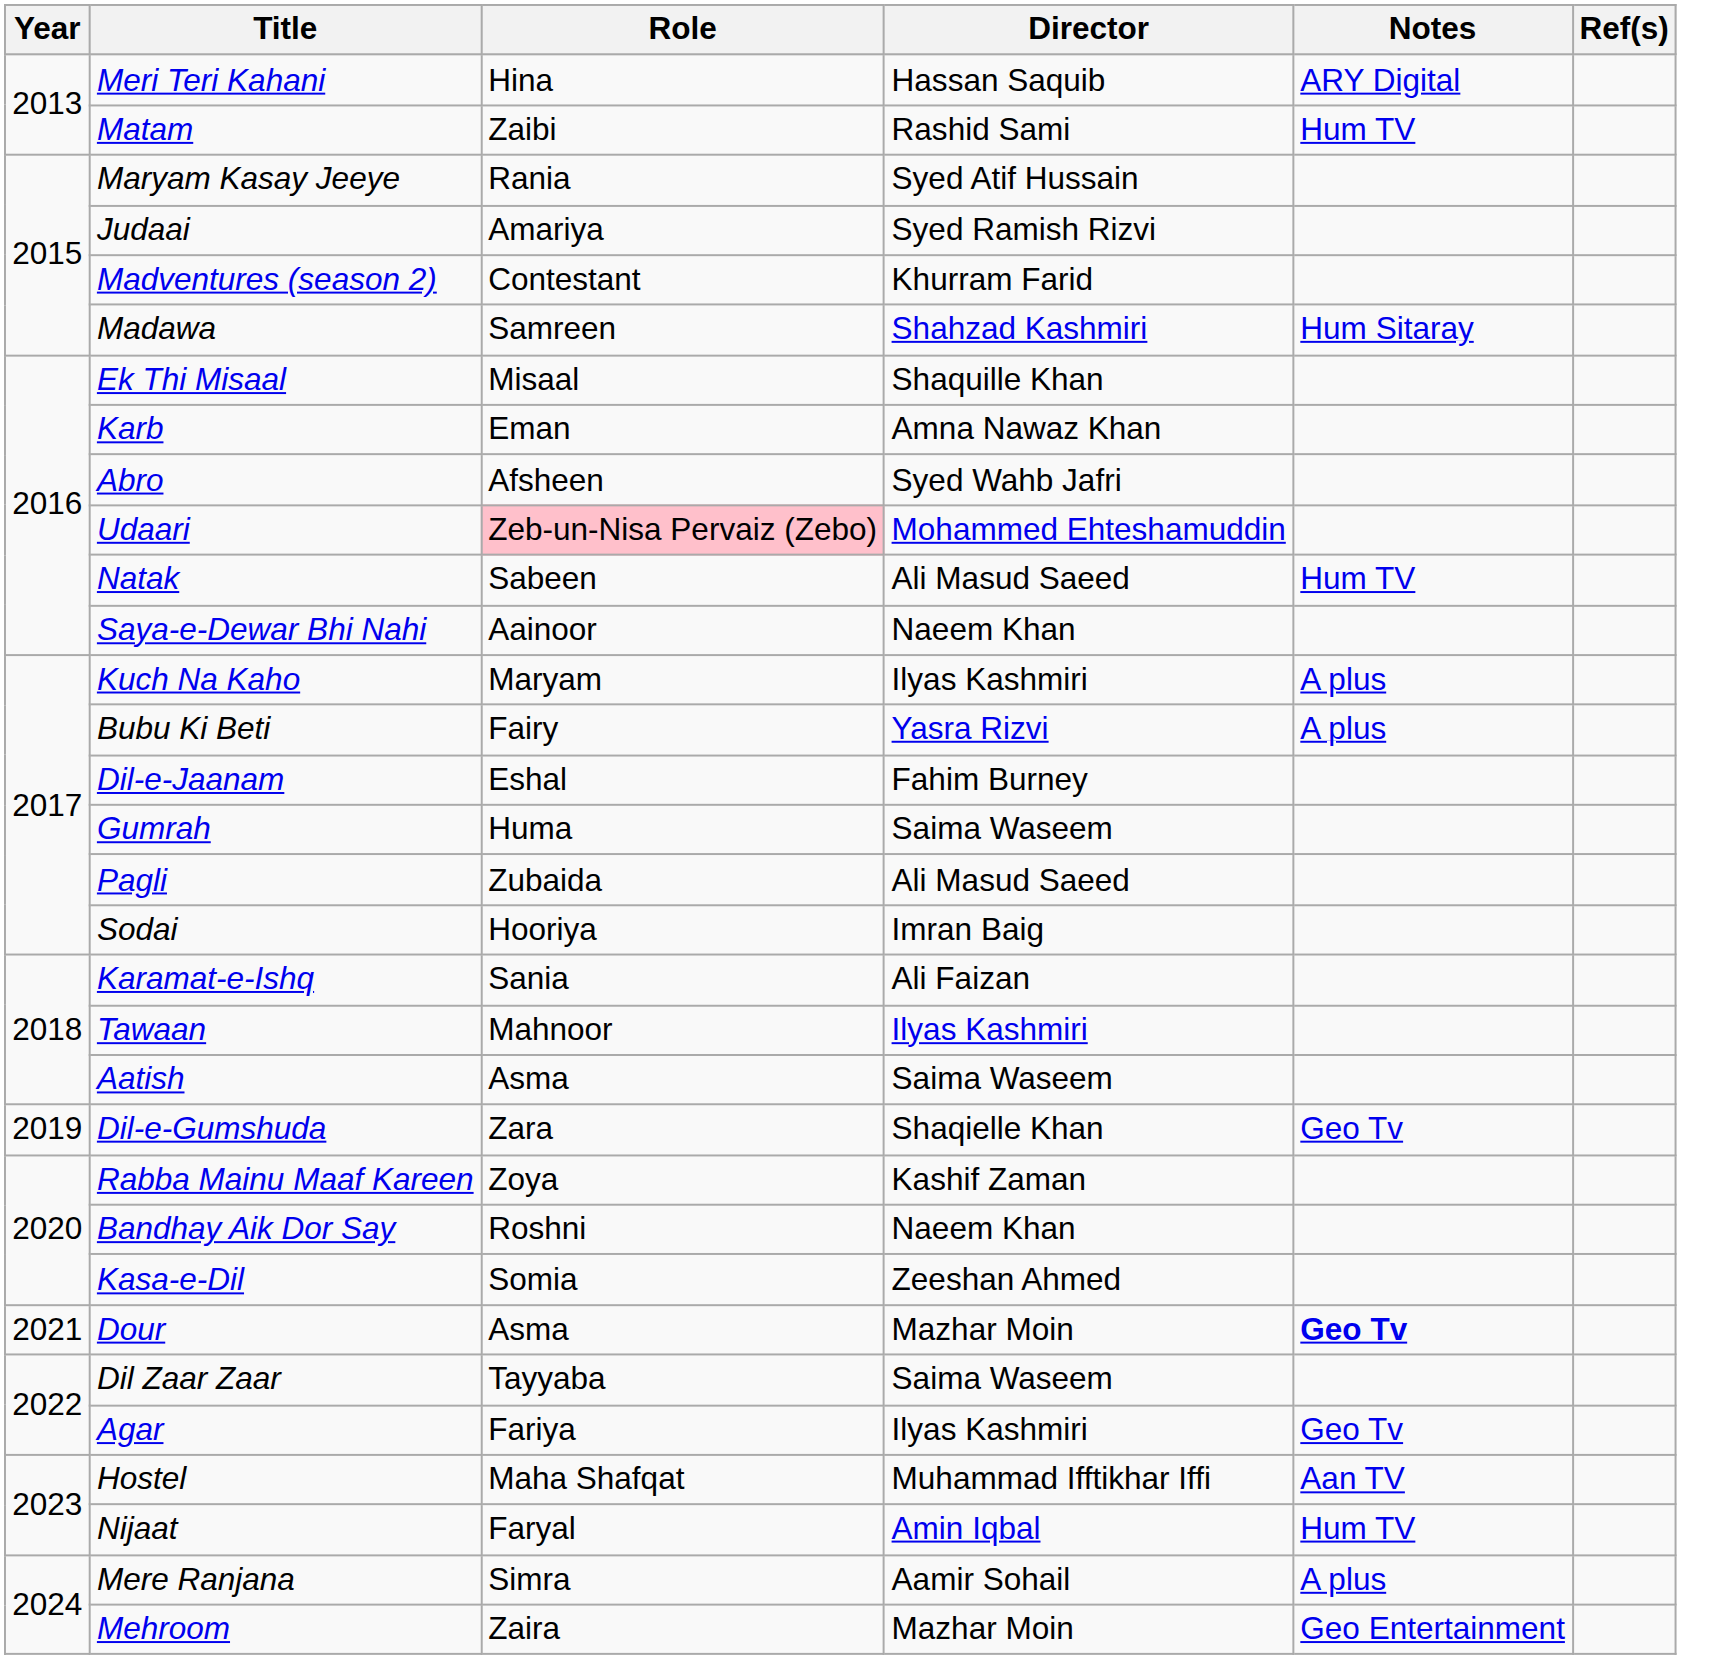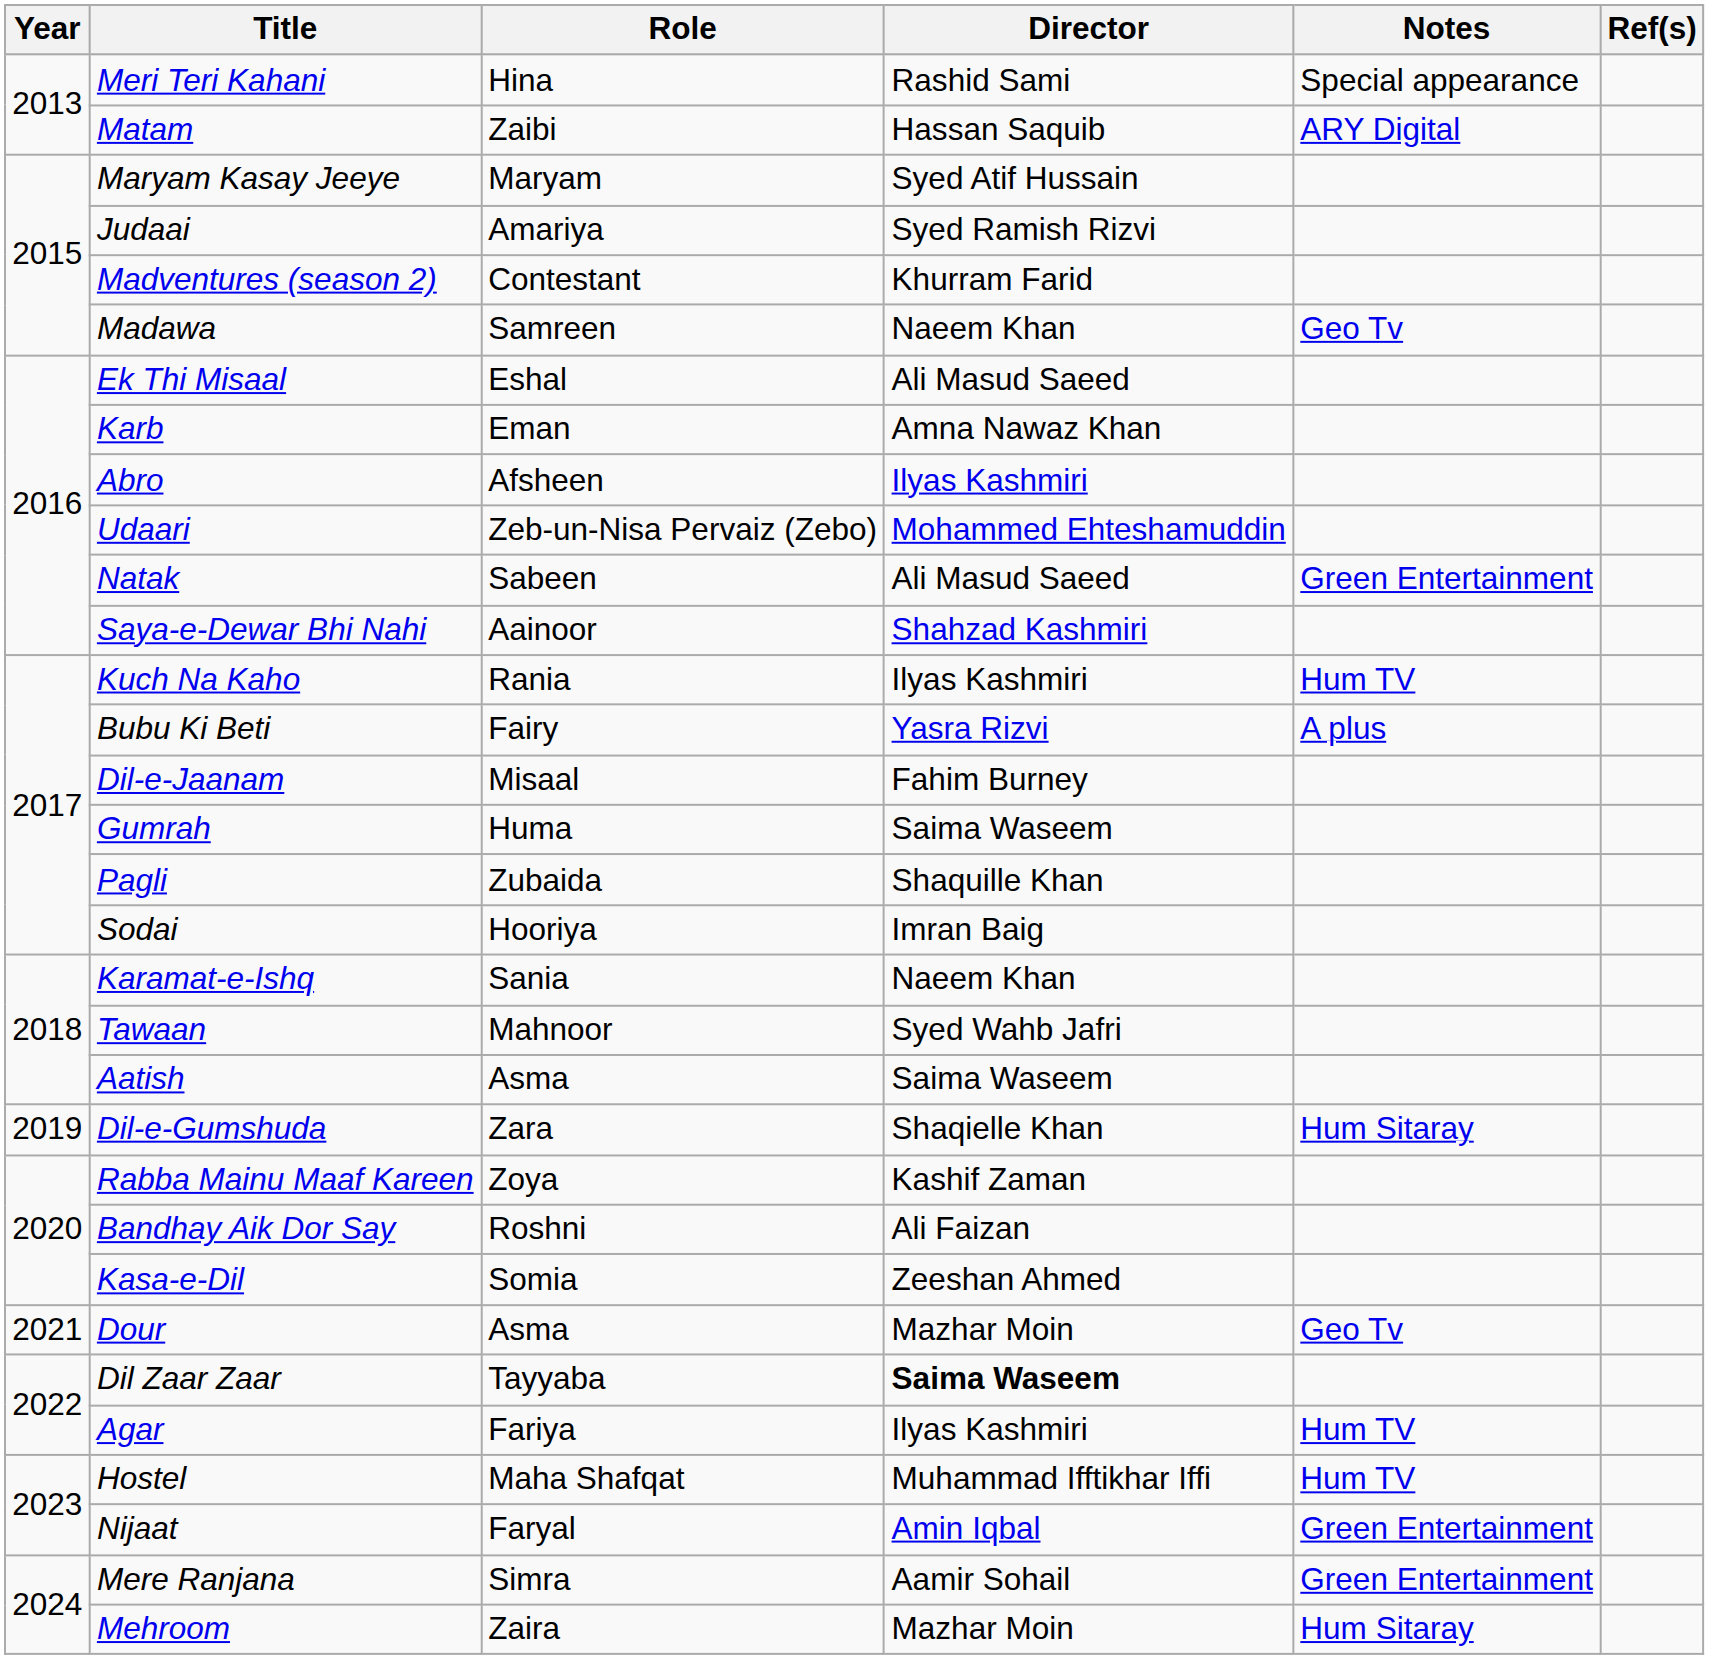(998, 79) Hassan Saquib -> (981, 79) Rashid Sami
(1380, 79) ARY Digital -> (1440, 79) Special appearance
(981, 129) Rashid Sami -> (998, 129) Hassan Saquib
(1358, 129) Hum TV -> (1380, 129) ARY Digital
(529, 179) Rania -> (545, 179) Maryam
(1019, 329) Shahzad Kashmiri -> (984, 329) Naeem Khan
(1387, 329) Hum Sitaray -> (1352, 329) Geo Tv
(534, 379) Misaal -> (528, 379) Eshal
(998, 379) Shaquille Khan -> (1011, 379) Ali Masud Saeed
(1007, 479) Syed Wahb Jafri -> (990, 479) Ilyas Kashmiri
(683, 529) pink background -> (683, 529) no background
(1358, 579) Hum TV -> (1447, 579) Green Entertainment
(984, 629) Naeem Khan -> (1019, 629) Shahzad Kashmiri
(545, 679) Maryam -> (529, 679) Rania
(1343, 679) A plus -> (1358, 679) Hum TV
(528, 779) Eshal -> (534, 779) Misaal
(1011, 879) Ali Masud Saeed -> (998, 879) Shaquille Khan
(961, 979) Ali Faizan -> (984, 979) Naeem Khan
(990, 1029) Ilyas Kashmiri -> (1007, 1029) Syed Wahb Jafri
(1352, 1129) Geo Tv -> (1387, 1129) Hum Sitaray
(984, 1229) Naeem Khan -> (961, 1229) Ali Faizan
(1354, 1329) bold -> (1352, 1329) normal
(1002, 1379) normal -> (1006, 1379) bold
(1352, 1429) Geo Tv -> (1358, 1429) Hum TV
(1353, 1479) Aan TV -> (1358, 1479) Hum TV
(1358, 1529) Hum TV -> (1447, 1529) Green Entertainment
(1343, 1579) A plus -> (1447, 1579) Green Entertainment
(1433, 1629) Geo Entertainment -> (1387, 1629) Hum Sitaray
